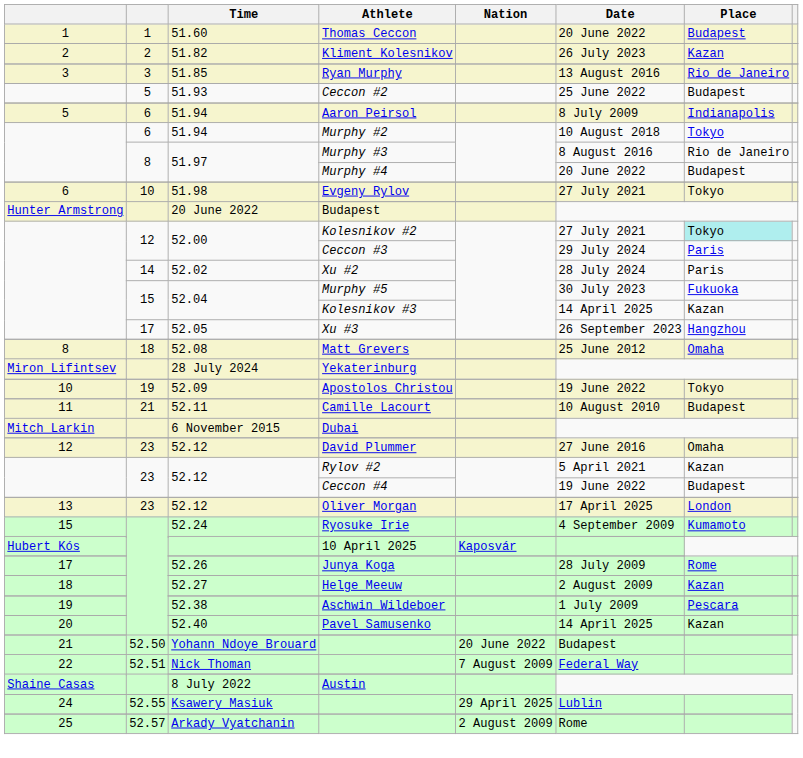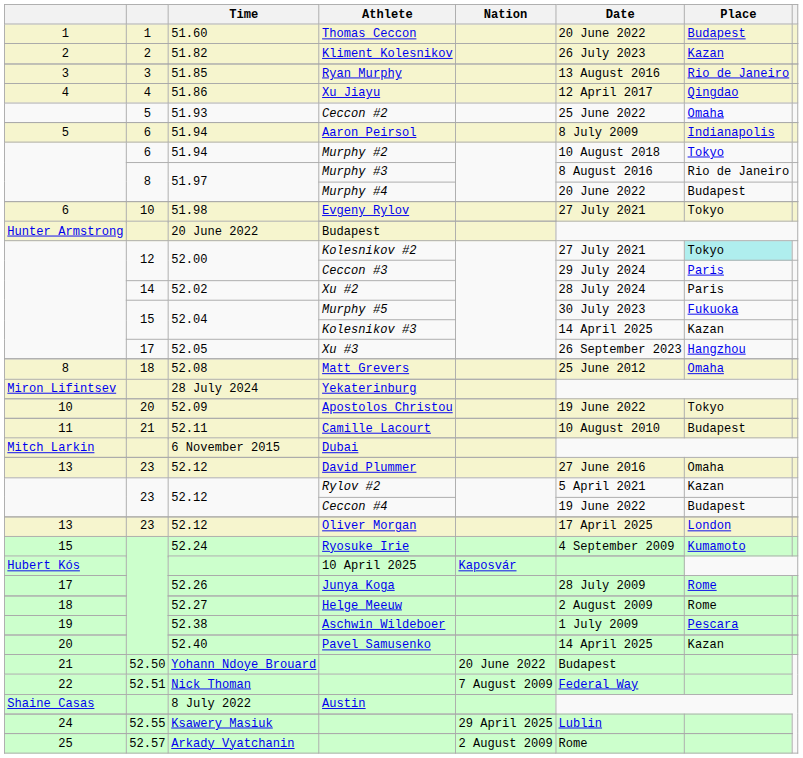+ row: (189, 93)
(717, 93) Budapest -> (706, 113) Omaha
(147, 389) 19 -> (147, 408) 20
(65, 448) 12 -> (65, 468) 13
(706, 586) Kazan -> (702, 605) Rome
